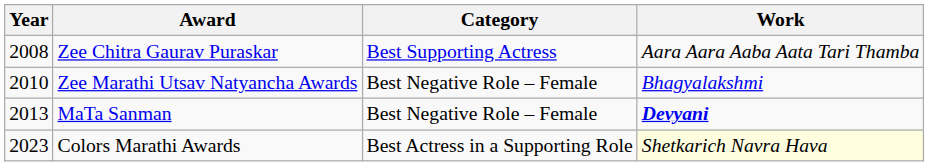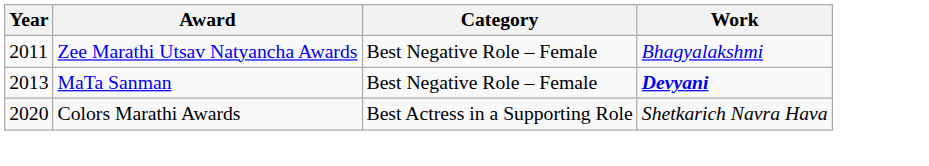- row: (168, 51)
(29, 82) 2010 -> (28, 51) 2011
(29, 144) 2023 -> (29, 113) 2020
(735, 144) lightyellow background -> (735, 113) no background
